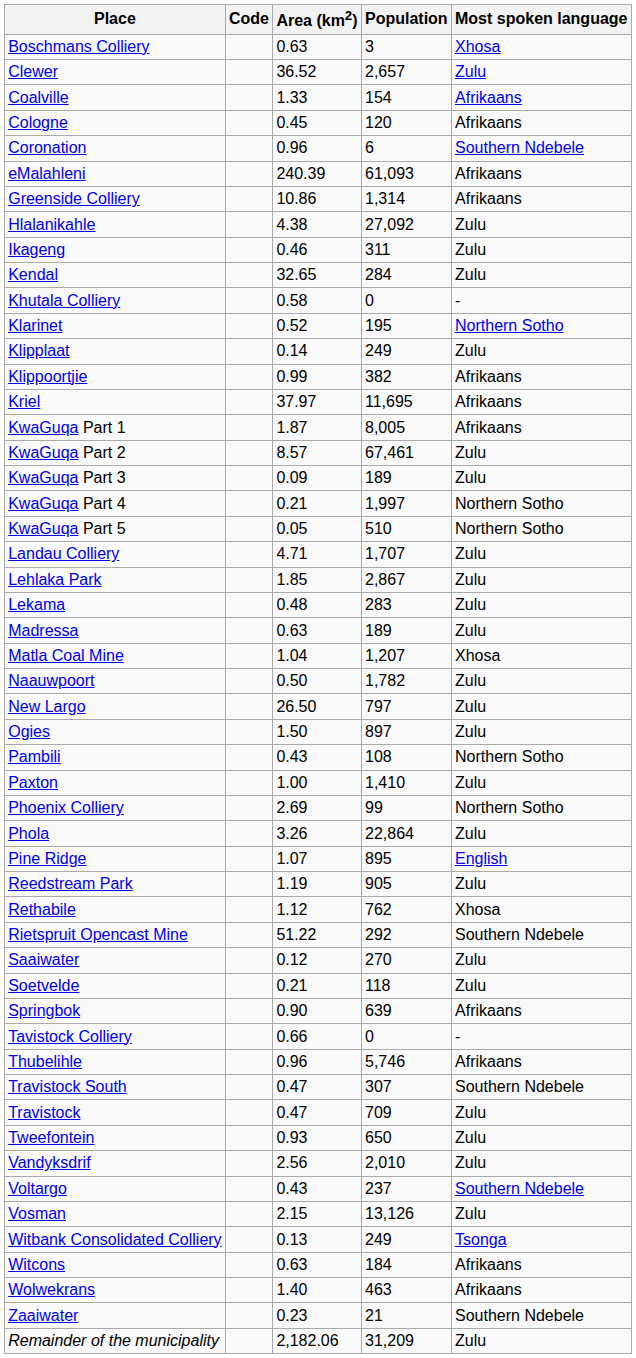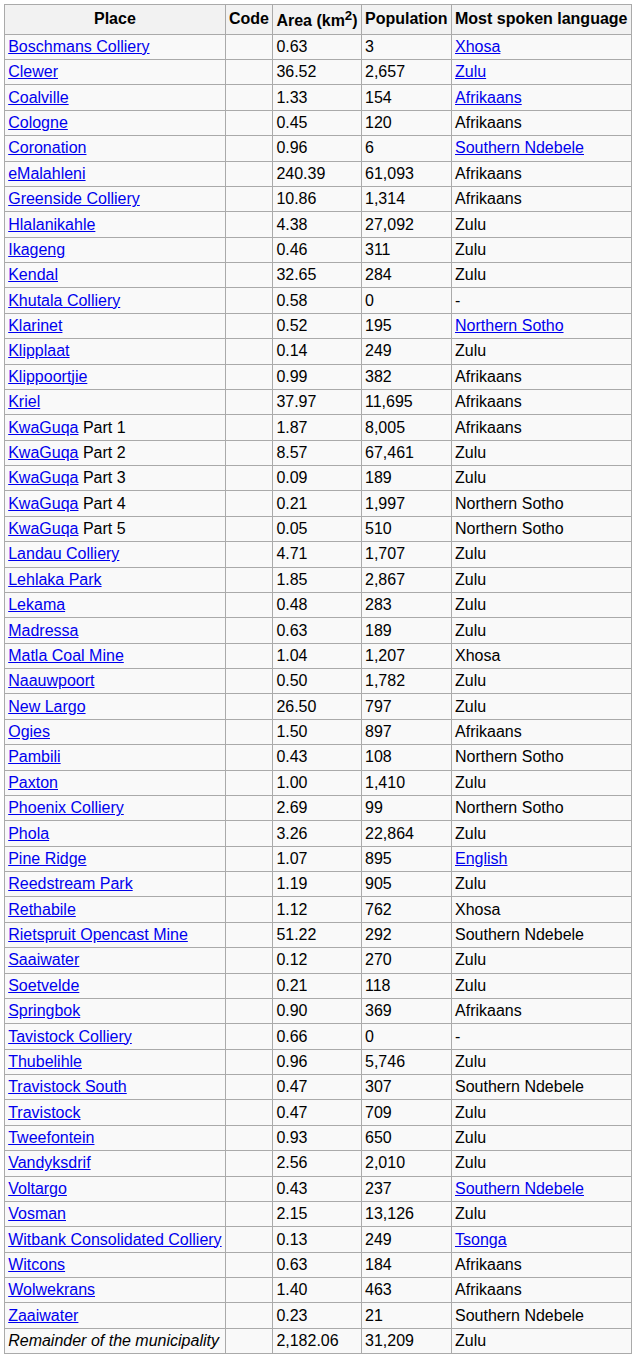(471, 732) Zulu -> (488, 732) Afrikaans
(378, 1011) 639 -> (378, 1011) 369
(488, 1061) Afrikaans -> (471, 1061) Zulu
